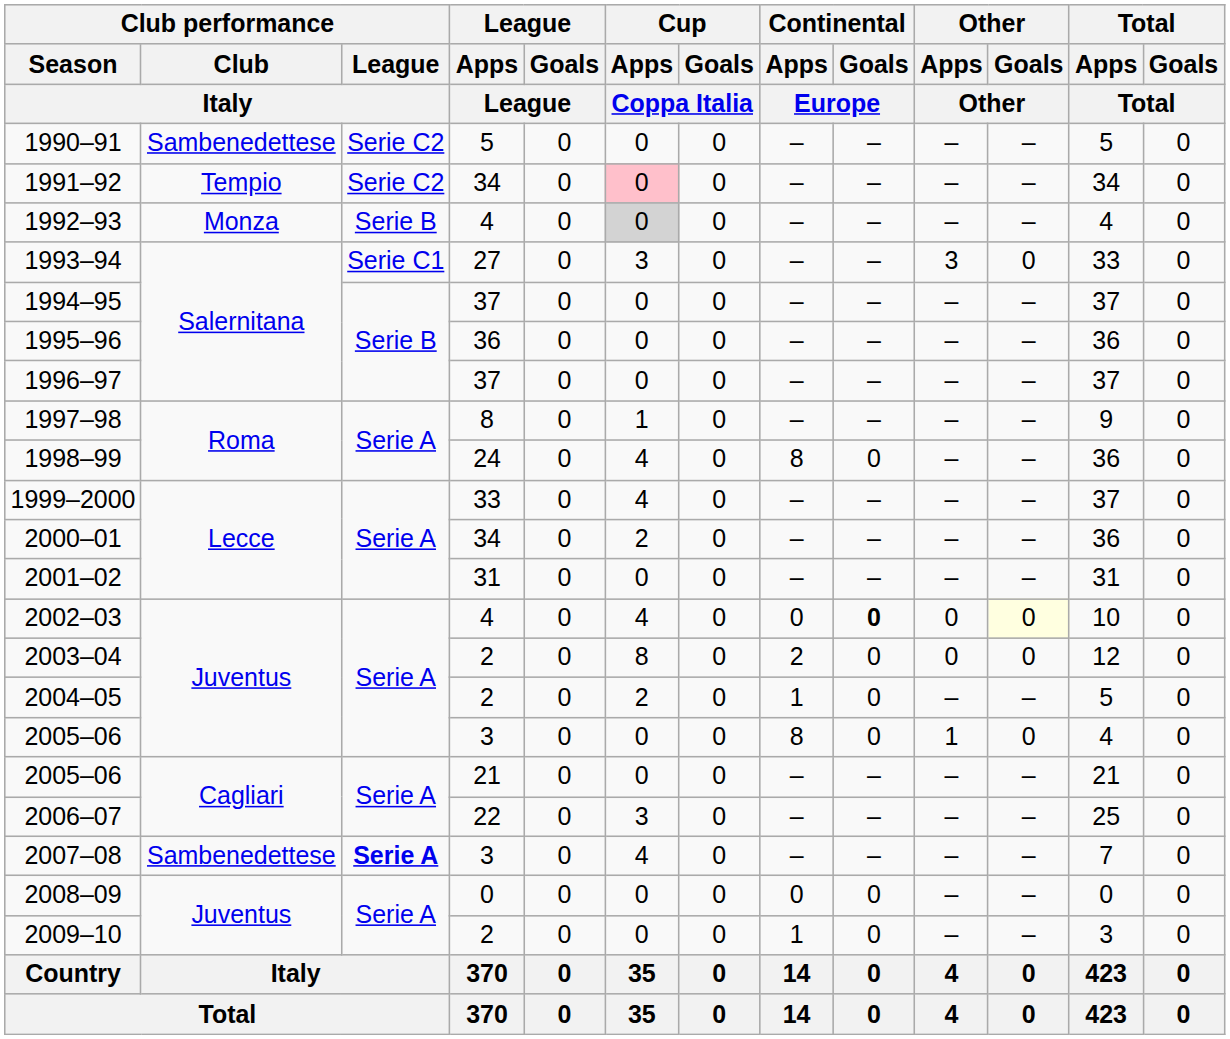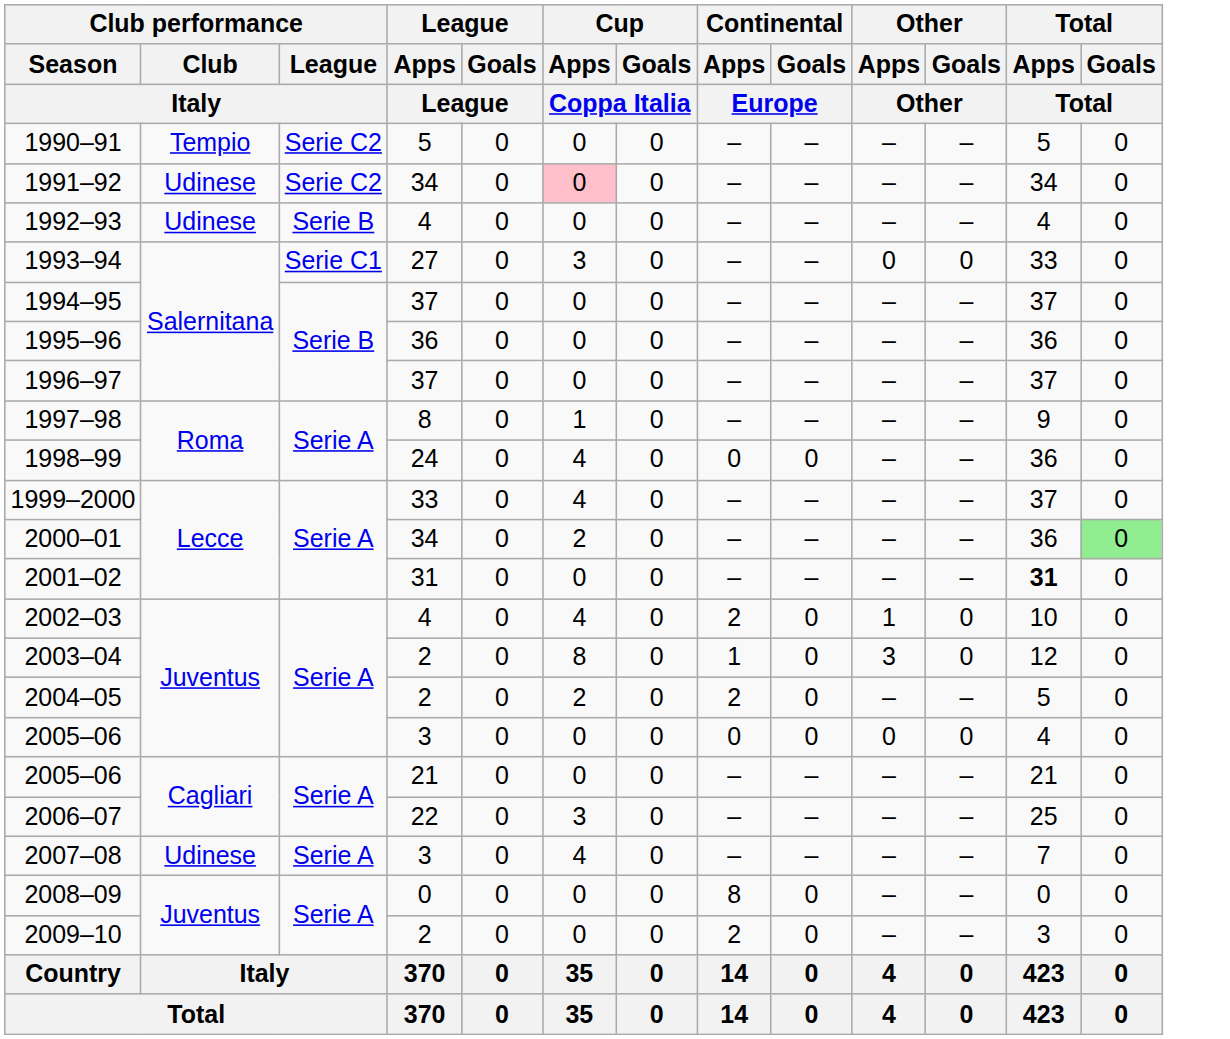(241, 143) Sambenedettese -> (210, 143) Tempio
(241, 182) Tempio -> (210, 182) Udinese
(241, 222) Monza -> (210, 222) Udinese
(642, 222) lightgrey background -> (579, 222) no background
(951, 261) 3 -> (889, 261) 0
(797, 459) 8 -> (734, 459) 0
(1184, 538) no background -> (1121, 538) lightgreen background
(1106, 578) normal -> (1044, 578) bold
(797, 618) 0 -> (734, 618) 2
(874, 618) bold -> (812, 618) normal
(951, 618) 0 -> (889, 618) 1
(1029, 618) lightyellow background -> (966, 618) no background
(797, 657) 2 -> (734, 657) 1
(951, 657) 0 -> (889, 657) 3
(797, 697) 1 -> (734, 697) 2
(797, 736) 8 -> (734, 736) 0
(951, 736) 1 -> (889, 736) 0
(241, 855) Sambenedettese -> (210, 855) Udinese
(396, 855) bold -> (333, 855) normal
(797, 895) 0 -> (734, 895) 8
(797, 934) 1 -> (734, 934) 2
